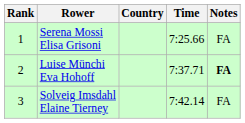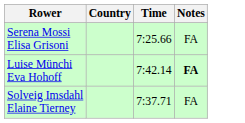- column: (21, 13)
(187, 70) 7:37.71 -> (154, 70) 7:42.14
(187, 102) 7:42.14 -> (154, 102) 7:37.71
